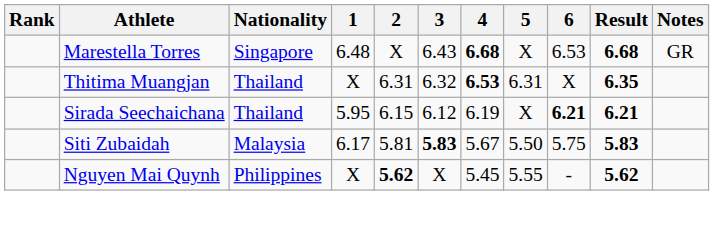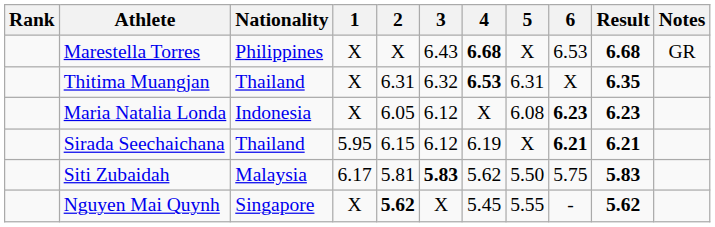(273, 50) Singapore -> (279, 50) Philippines
(353, 50) 6.48 -> (355, 50) X
+ row: (145, 112)
(482, 143) 5.67 -> (484, 174) 5.62
(278, 174) Philippines -> (275, 205) Singapore
